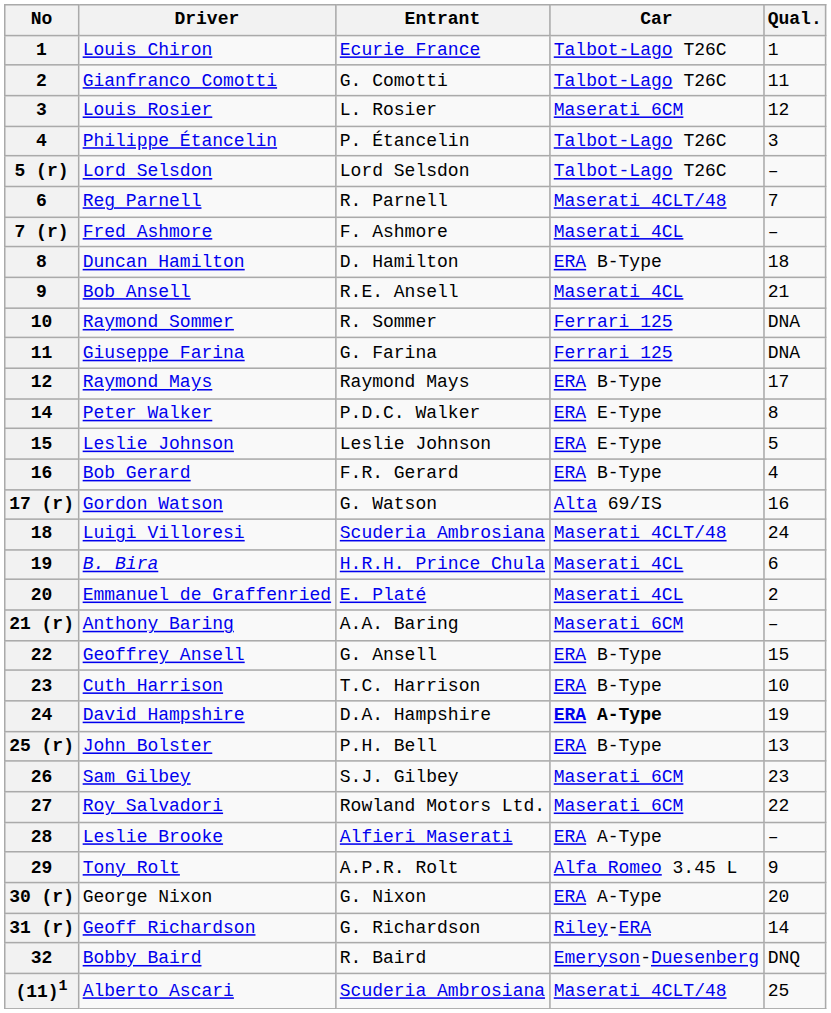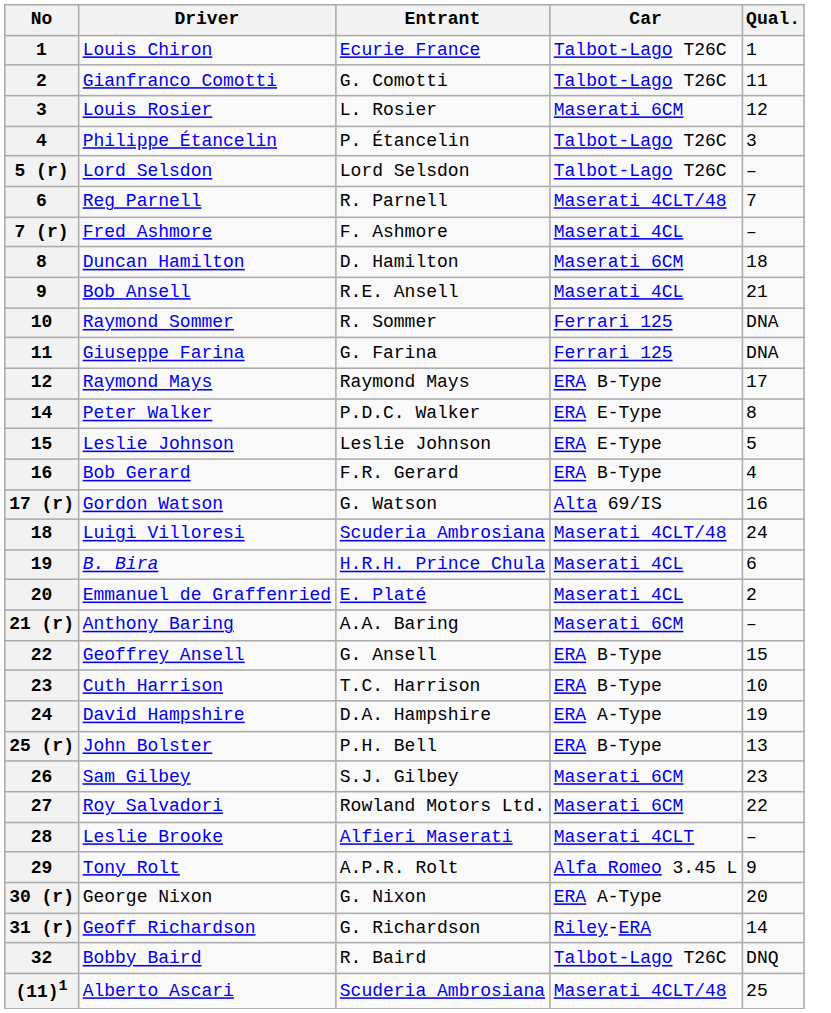(608, 262) ERA B-Type -> (619, 262) Maserati 6CM
(608, 716) bold -> (608, 716) normal
(608, 837) ERA A-Type -> (624, 837) Maserati 4CLT
(656, 958) Emeryson-Duesenberg -> (640, 958) Talbot-Lago T26C
